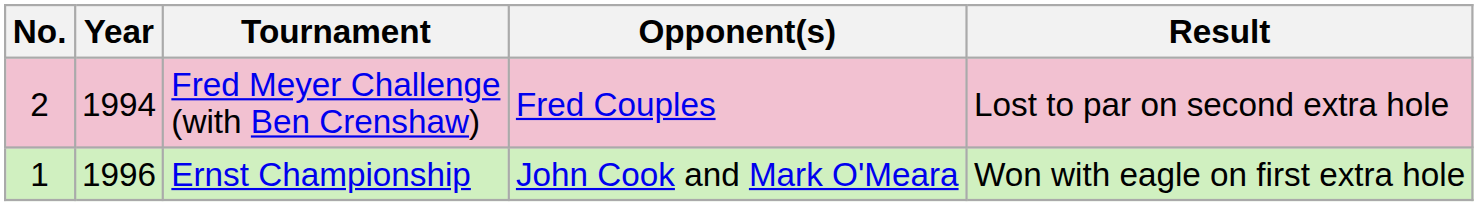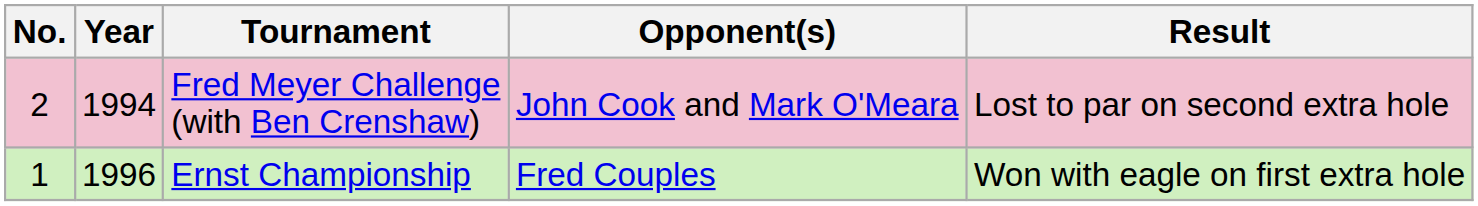(616, 103) Fred Couples -> (737, 103) John Cook and Mark O'Meara
(737, 174) John Cook and Mark O'Meara -> (616, 174) Fred Couples
